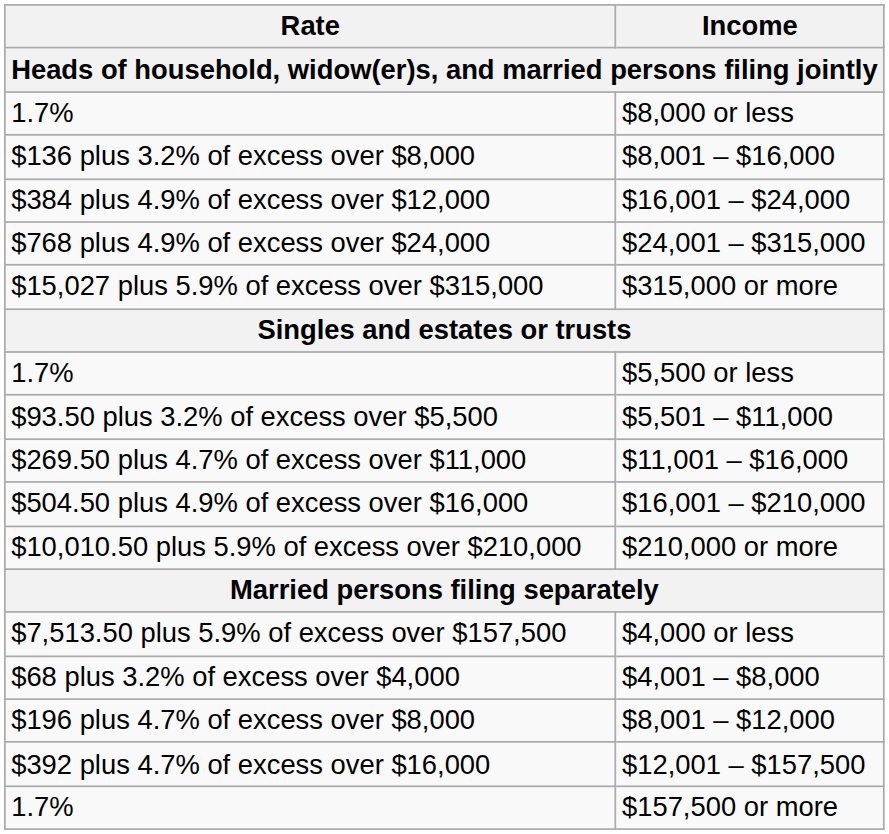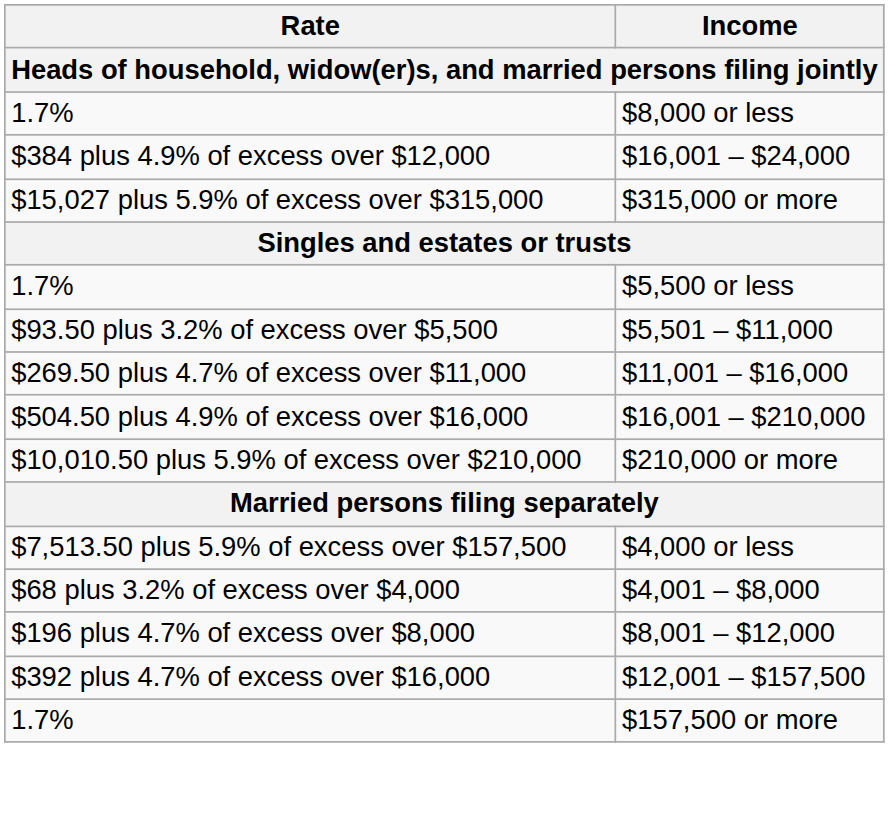- row: (729, 156)
- row: (744, 243)
